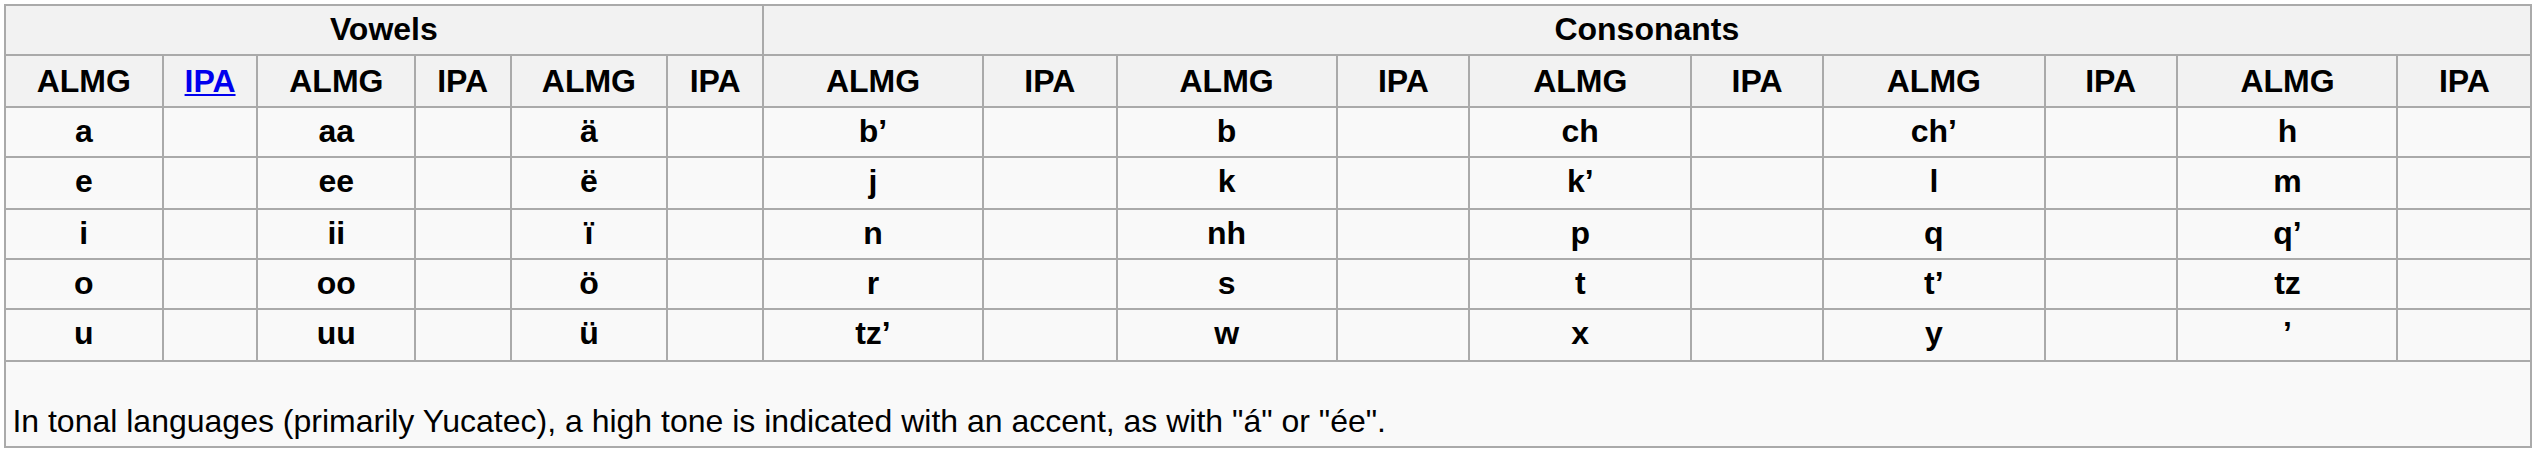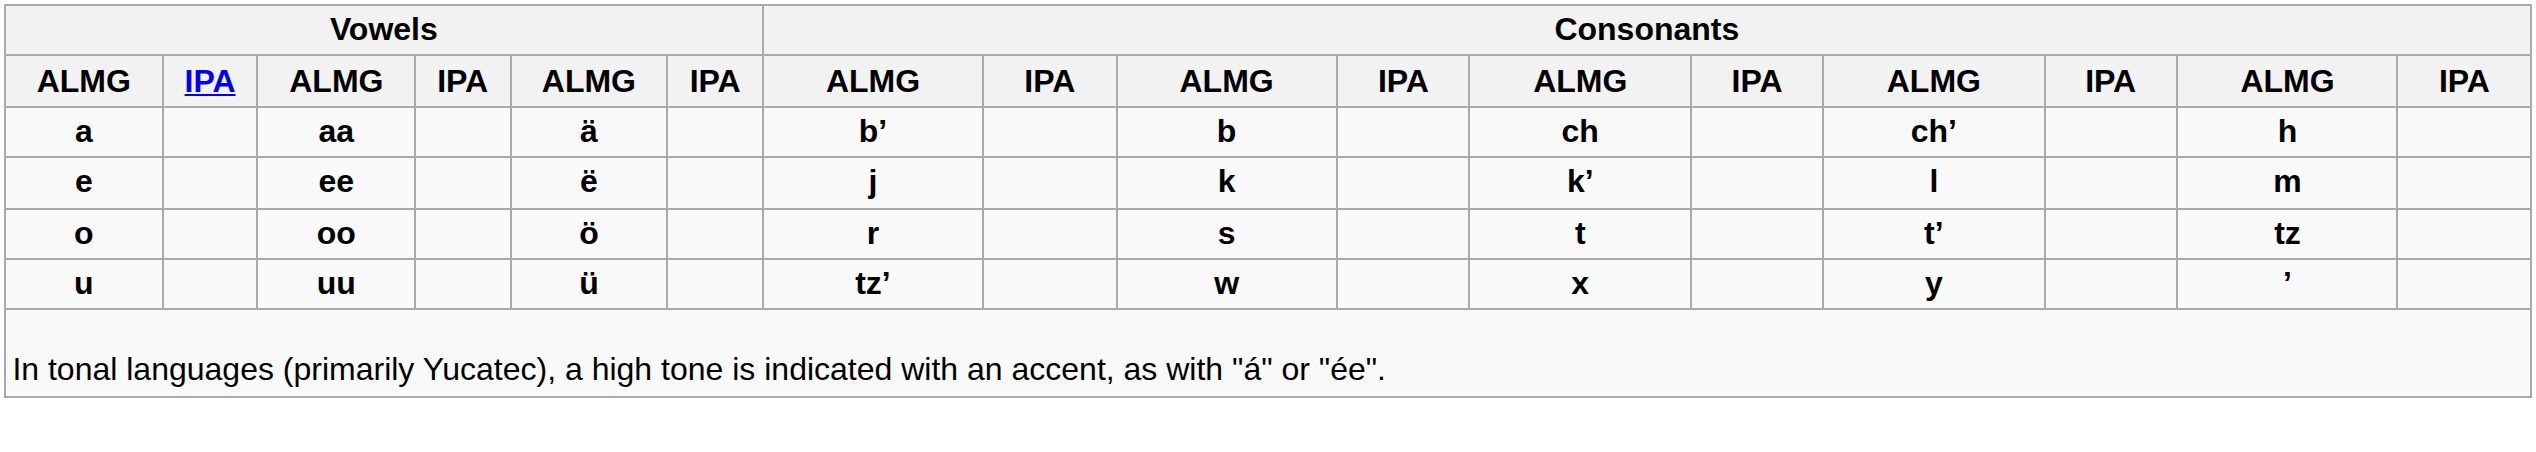- row: (336, 232)
